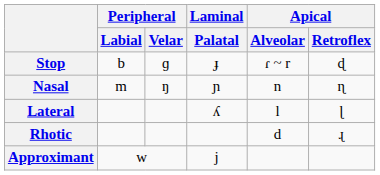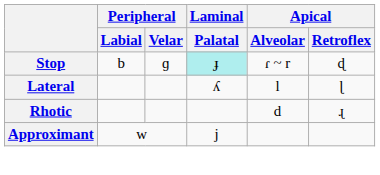(217, 63) no background -> (217, 63) paleturquoise background
- row: (51, 87)
